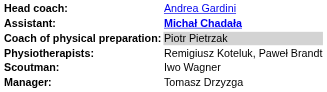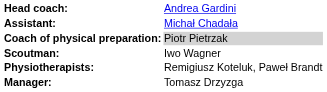(203, 23) bold -> (201, 23) normal
rows swapped: (49, 53) <-> (32, 68)
